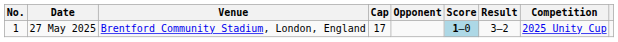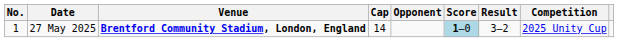(233, 29) normal -> (233, 29) bold
(380, 29) 17 -> (380, 29) 14
